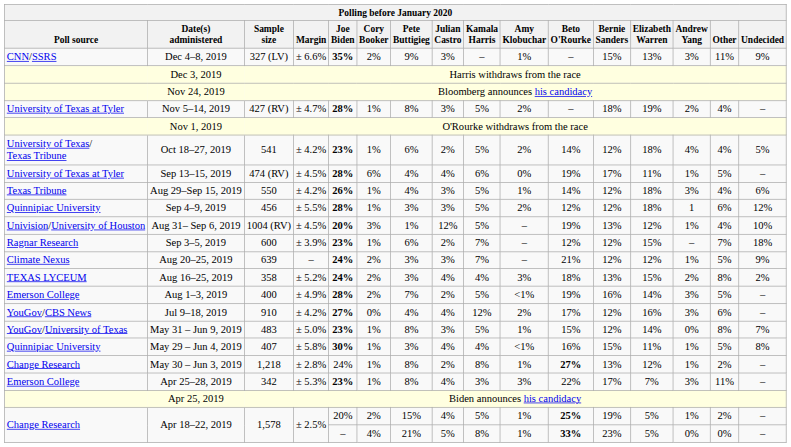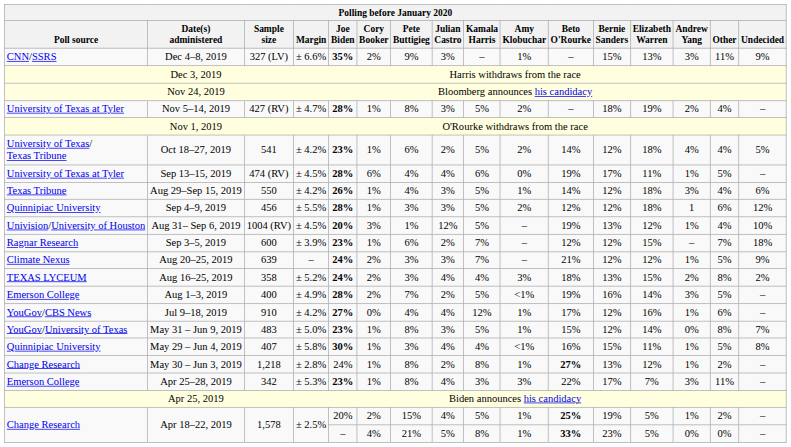(524, 312) 2% -> (524, 312) 1%
(692, 312) 3% -> (692, 312) 1%
